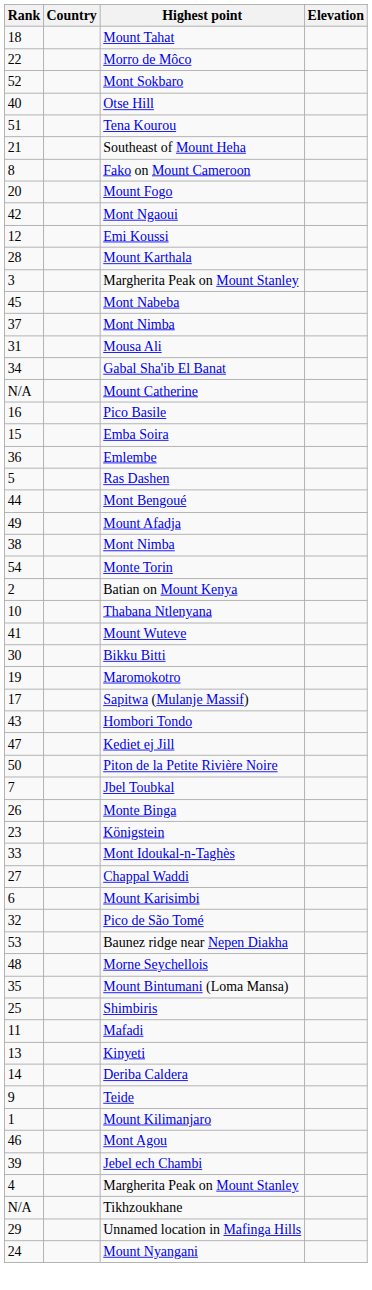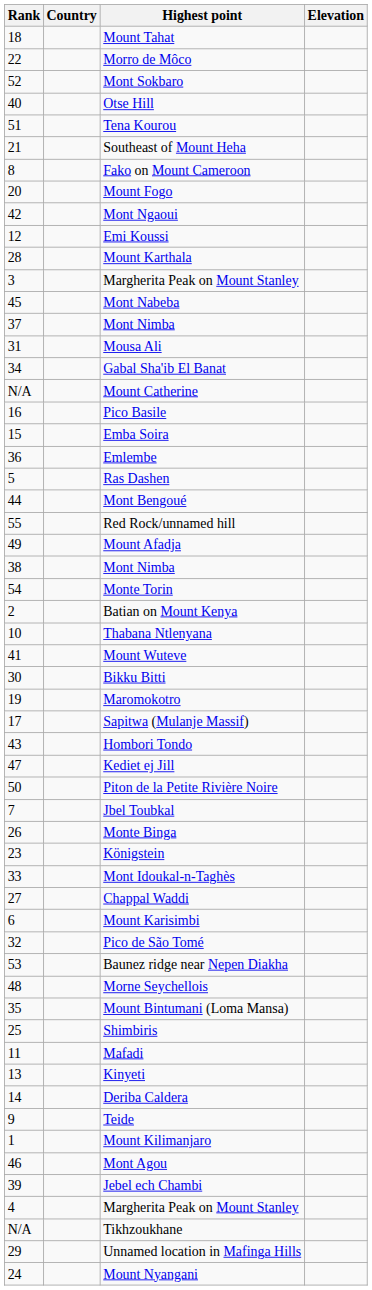+ row: (15, 523)
